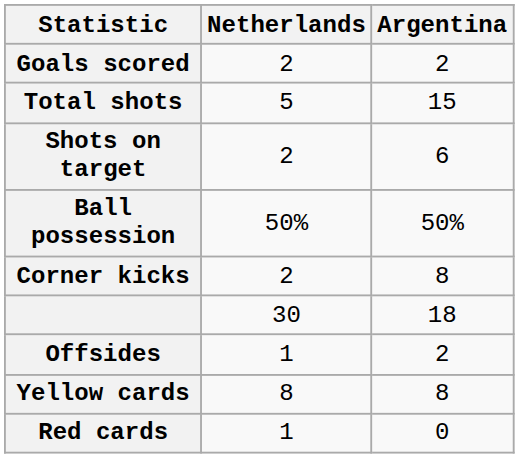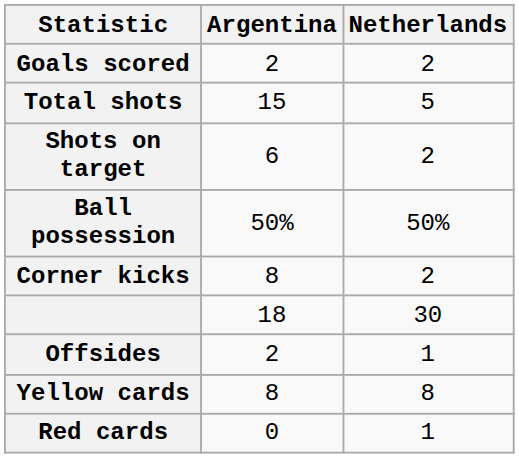columns swapped: (286, 25) <-> (442, 25)
